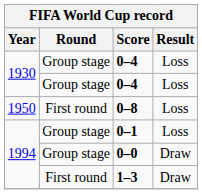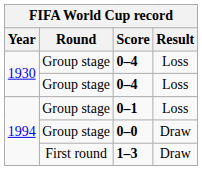- row: (22, 108)
